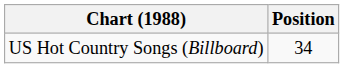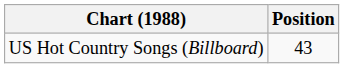(303, 47) 34 -> (303, 47) 43
